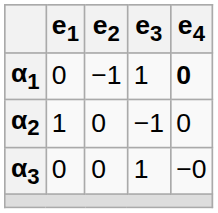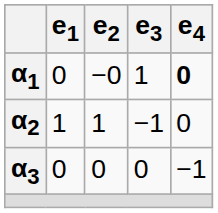(106, 75) −1 -> (106, 75) −0
(99, 123) 0 -> (99, 123) 1
(141, 170) 1 -> (141, 170) 0
(191, 170) −0 -> (191, 170) −1
